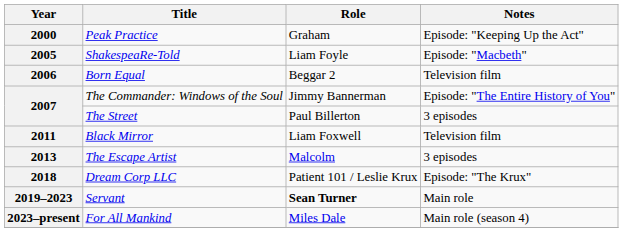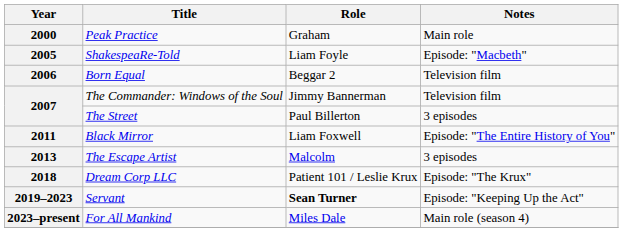(504, 34) Episode: "Keeping Up the Act" -> (448, 34) Main role
(519, 95) Episode: "The Entire History of You" -> (462, 95) Television film
(462, 136) Television film -> (519, 136) Episode: "The Entire History of You"
(448, 197) Main role -> (504, 197) Episode: "Keeping Up the Act"
